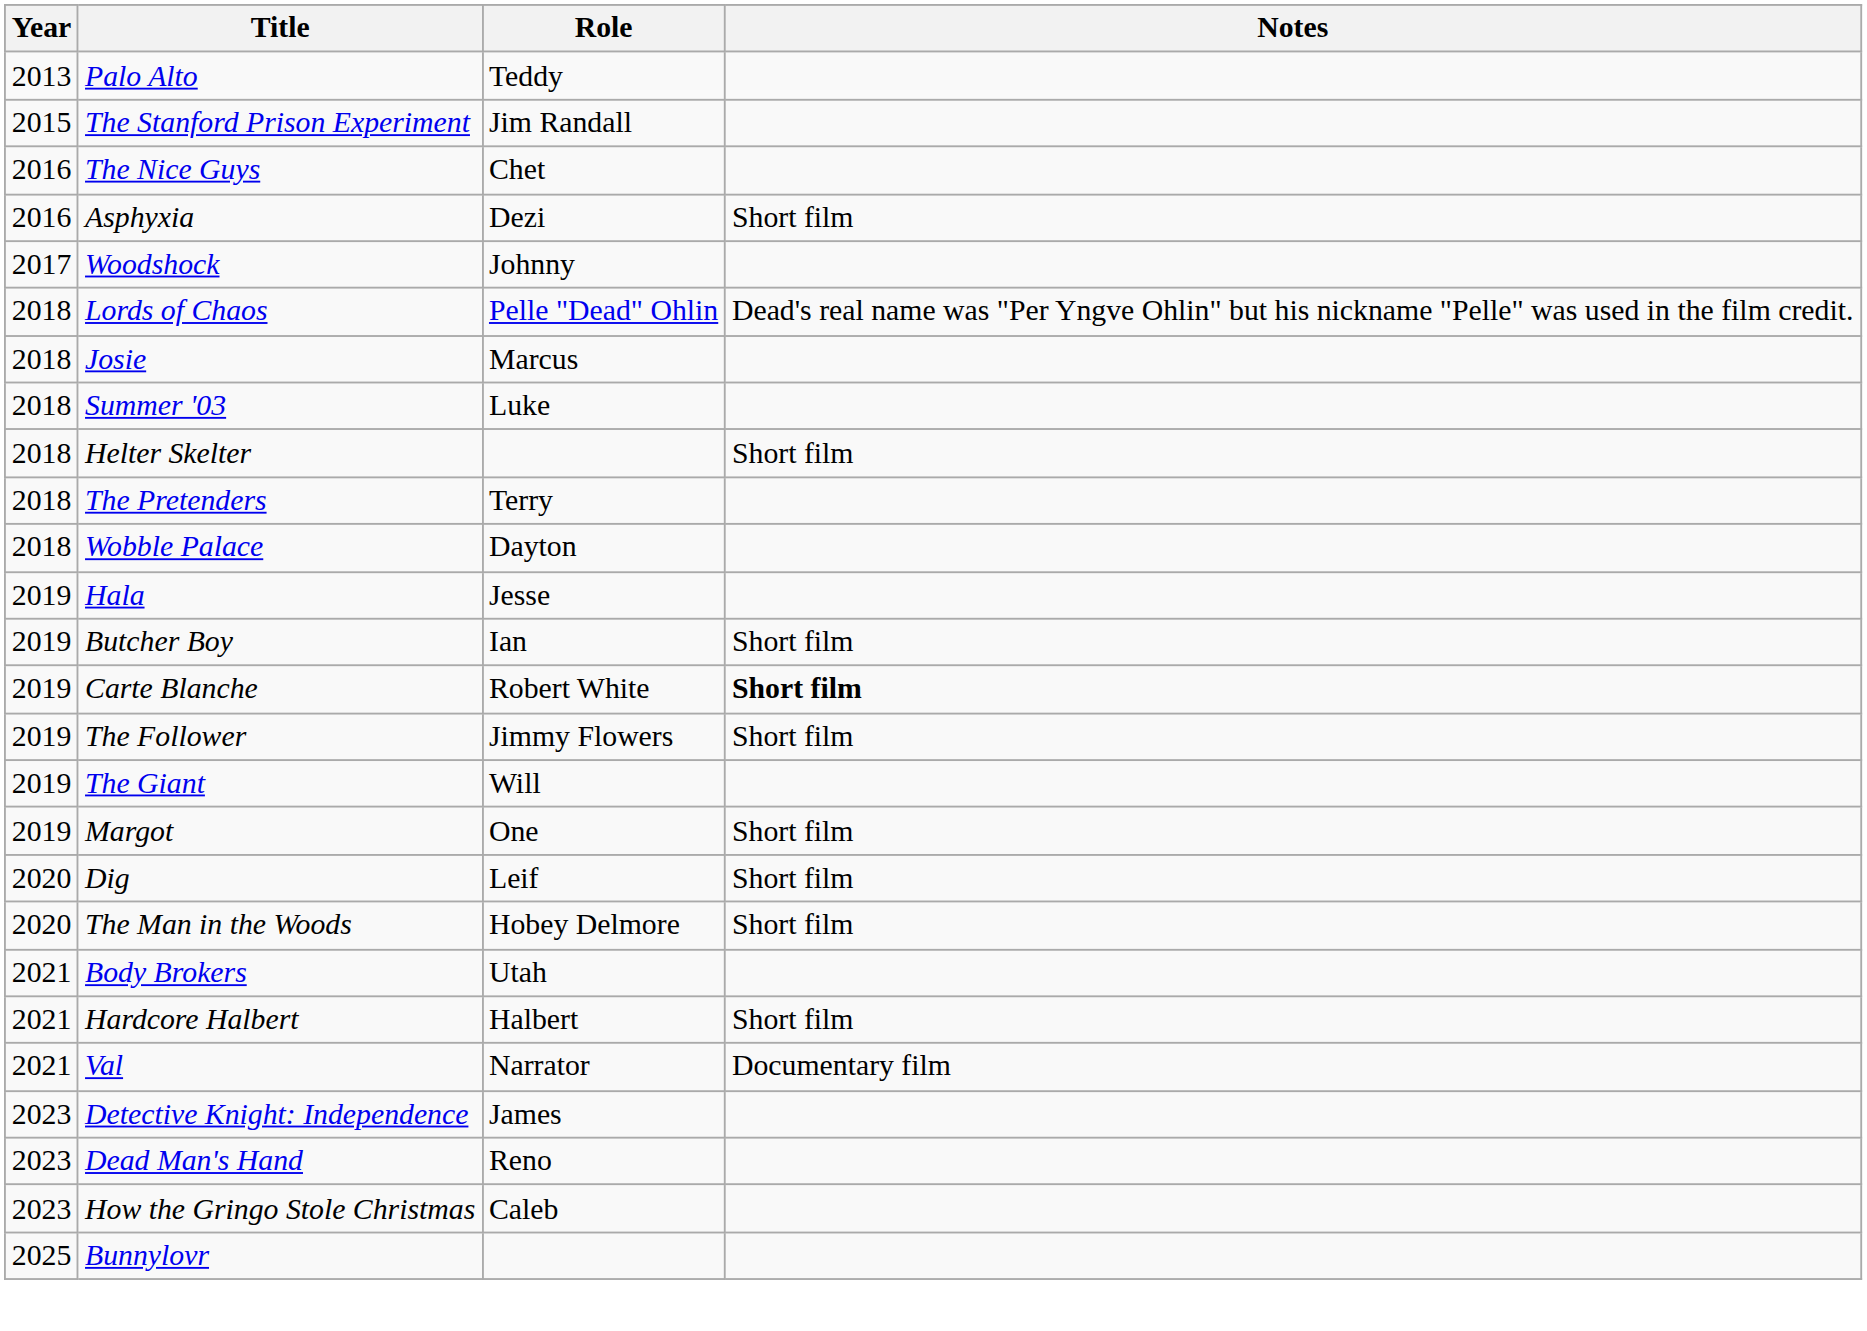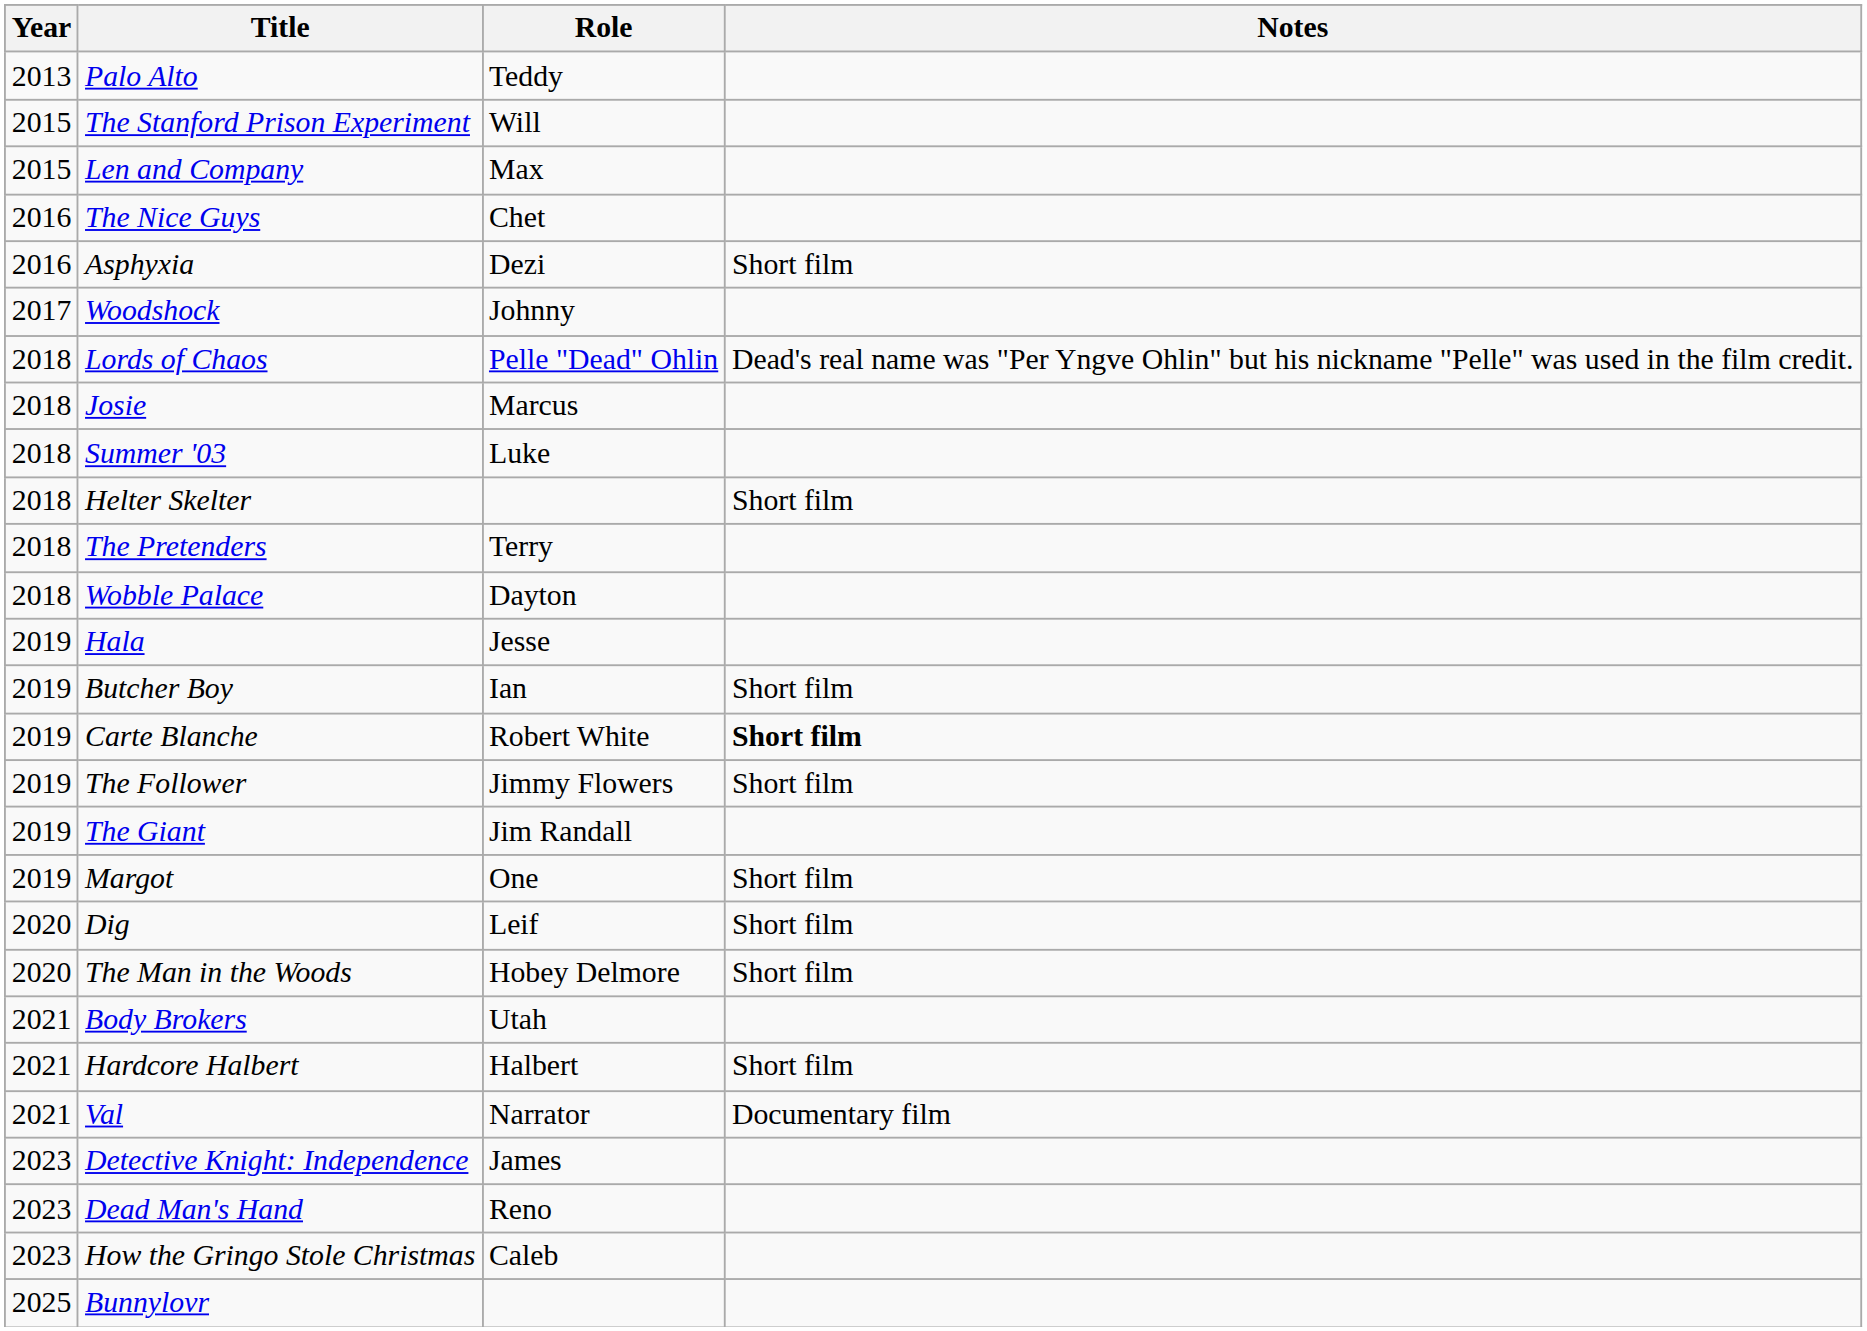(560, 122) Jim Randall -> (515, 122) Will
+ row: (194, 169)
(515, 783) Will -> (560, 830) Jim Randall
